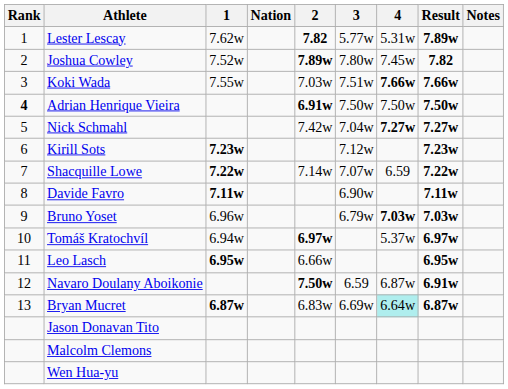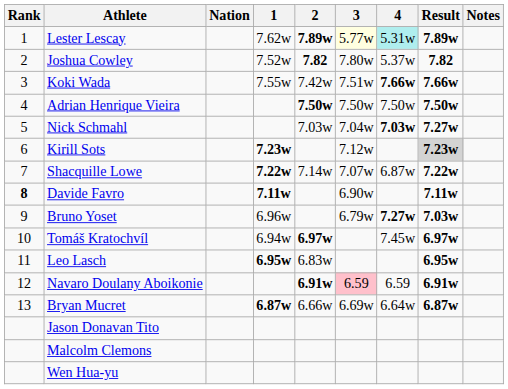columns swapped: (271, 15) <-> (227, 15)
(315, 37) 7.82 -> (315, 37) 7.89w
(356, 37) no background -> (356, 37) lightyellow background
(398, 37) no background -> (398, 37) paleturquoise background
(315, 60) 7.89w -> (315, 60) 7.82
(398, 60) 7.45w -> (398, 60) 5.37w
(315, 82) 7.03w -> (315, 82) 7.42w
(24, 104) bold -> (24, 104) normal
(315, 104) 6.91w -> (315, 104) 7.50w
(315, 127) 7.42w -> (315, 127) 7.03w
(398, 127) 7.27w -> (398, 127) 7.03w
(441, 149) no background -> (441, 149) lightgrey background
(398, 171) 6.59 -> (398, 171) 6.87w
(24, 194) normal -> (24, 194) bold
(398, 216) 7.03w -> (398, 216) 7.27w
(398, 238) 5.37w -> (398, 238) 7.45w
(315, 261) 6.66w -> (315, 261) 6.83w
(315, 283) 7.50w -> (315, 283) 6.91w
(356, 283) no background -> (356, 283) pink background
(398, 283) 6.87w -> (398, 283) 6.59
(315, 305) 6.83w -> (315, 305) 6.66w
(398, 305) paleturquoise background -> (398, 305) no background
